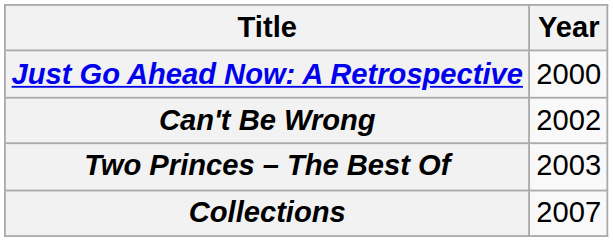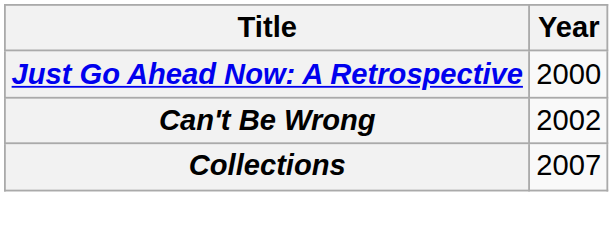- row: (267, 166)
